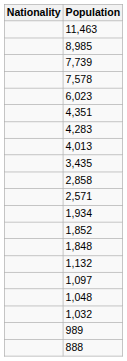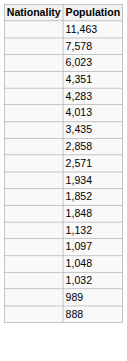- row: (79, 46)
- row: (79, 63)
